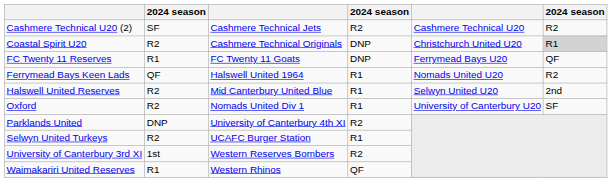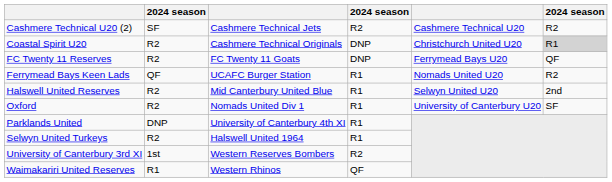(153, 59) R1 -> (153, 59) R2
(257, 75) Halswell United 1964 -> (261, 75) UCAFC Burger Station
(356, 122) R2 -> (356, 122) R1
(261, 138) UCAFC Burger Station -> (257, 138) Halswell United 1964
